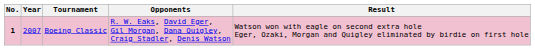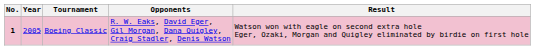(32, 31) 2007 -> (32, 31) 2005
